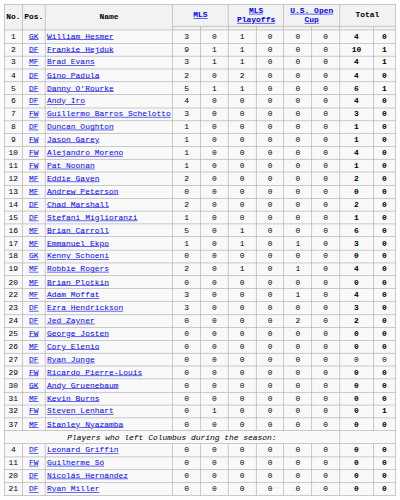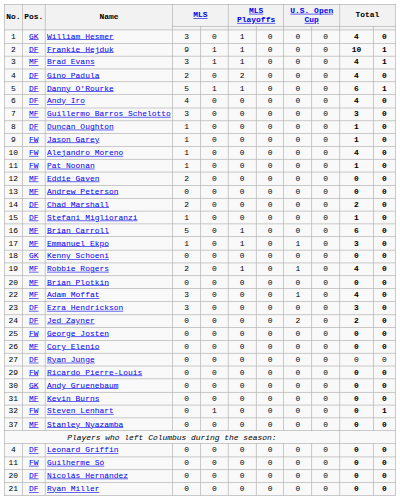(34, 114) FW -> (34, 114) MF
(356, 179) 2 -> (356, 179) 0
